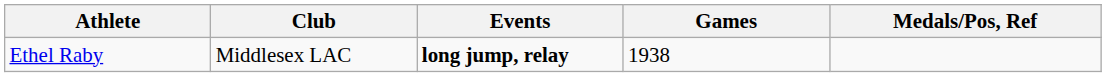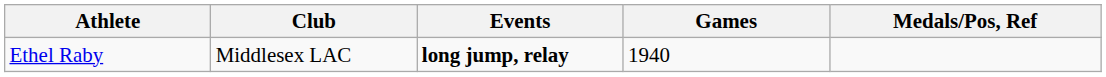(649, 54) 1938 -> (649, 54) 1940
